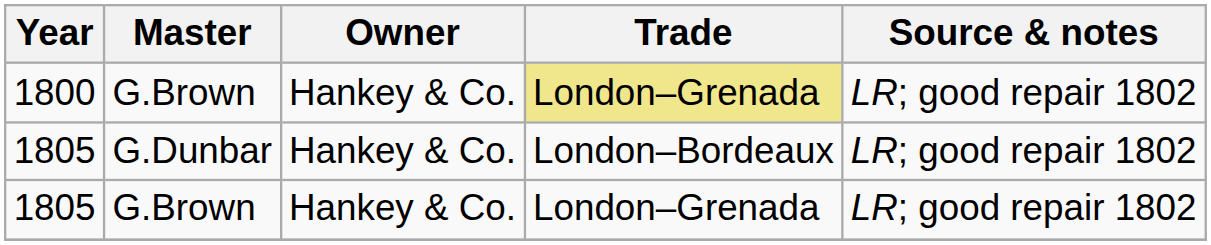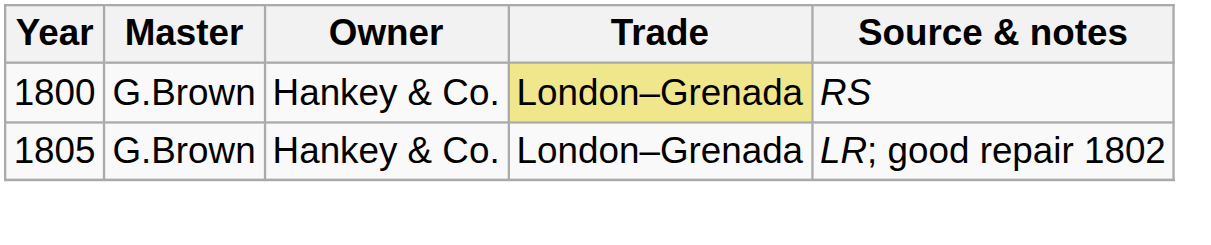(1024, 92) LR; good repair 1802 -> (846, 92) RS
- row: (55, 150)
